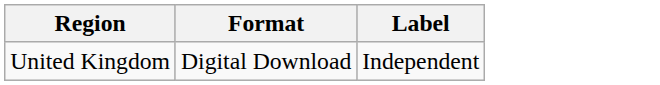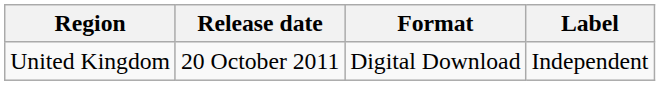+ column: (260, 23)
